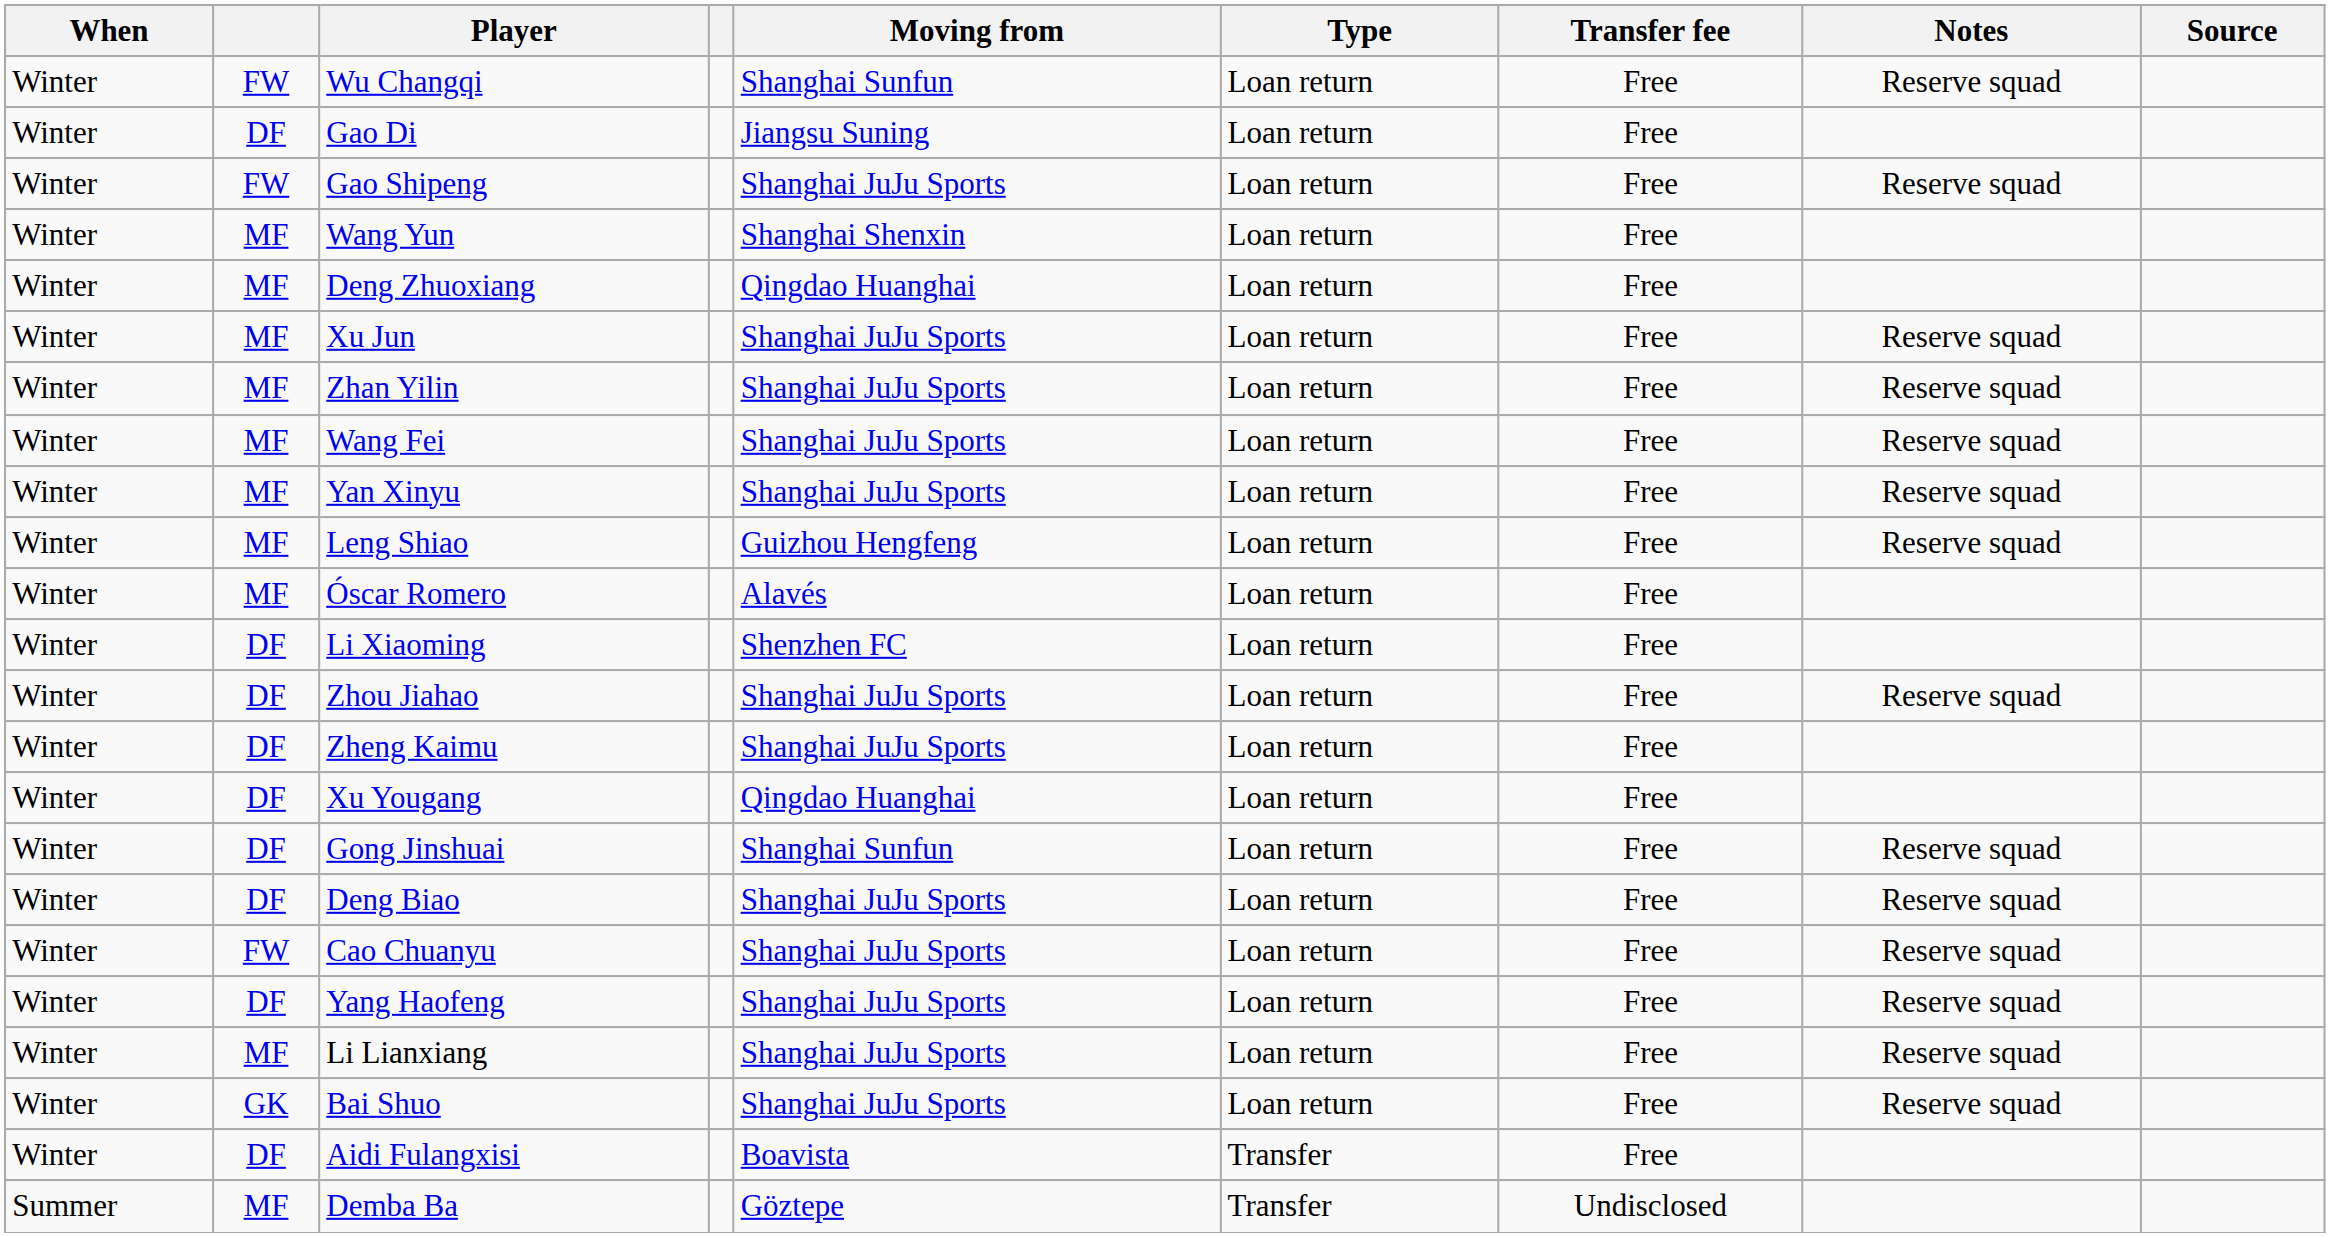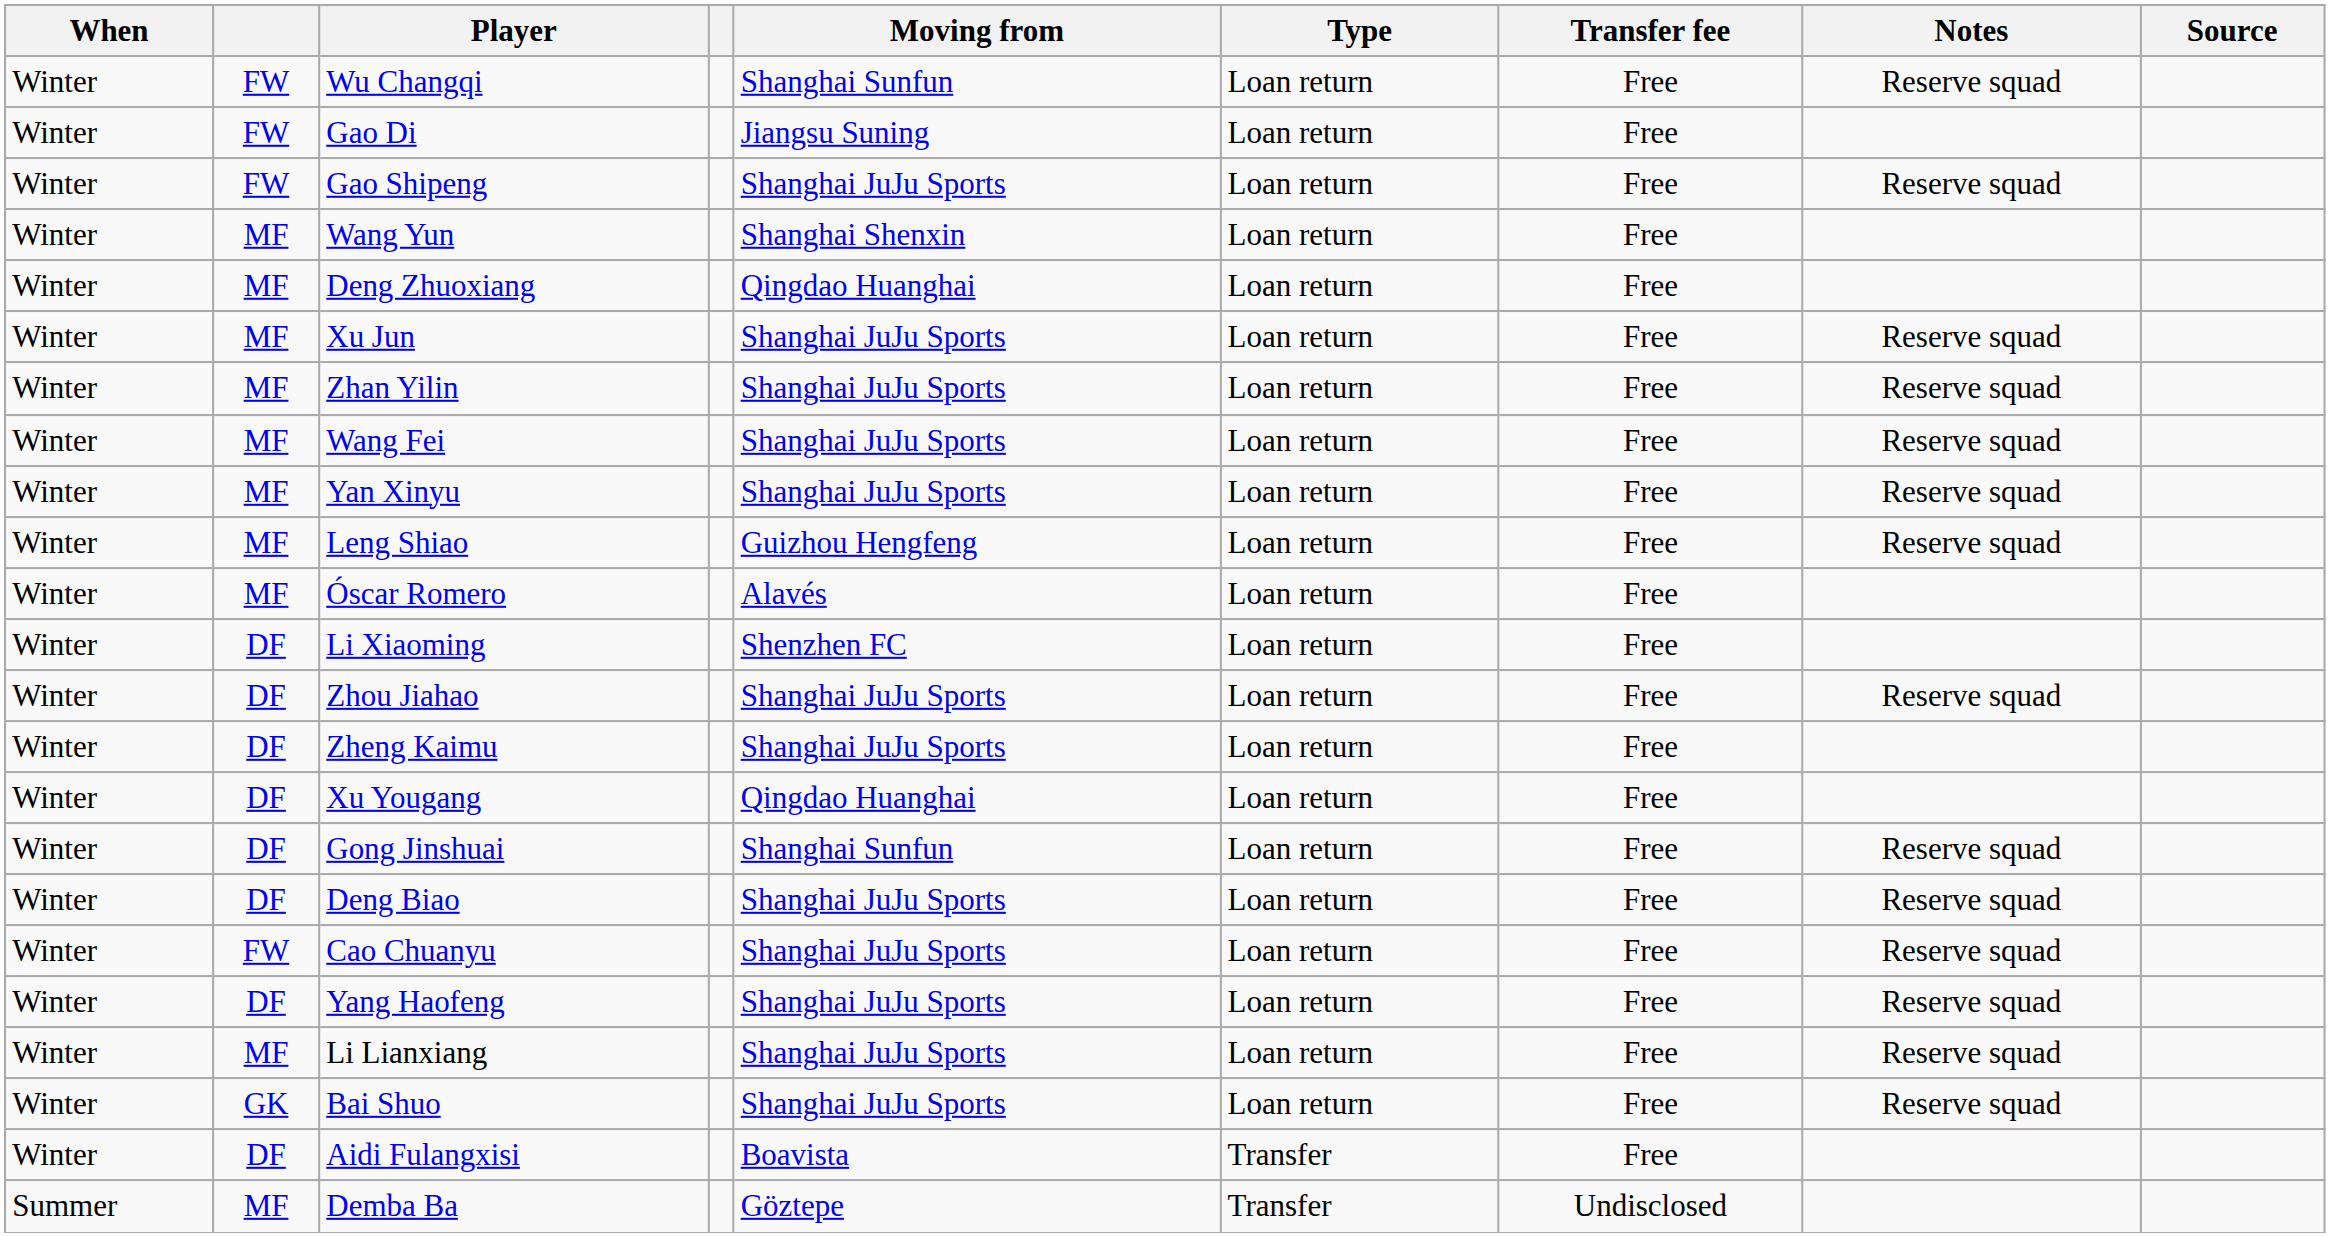(266, 132) DF -> (266, 132) FW
